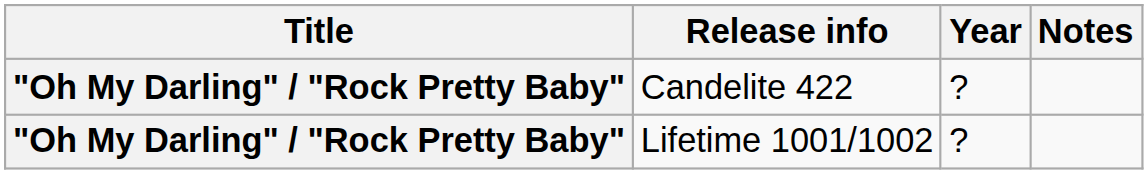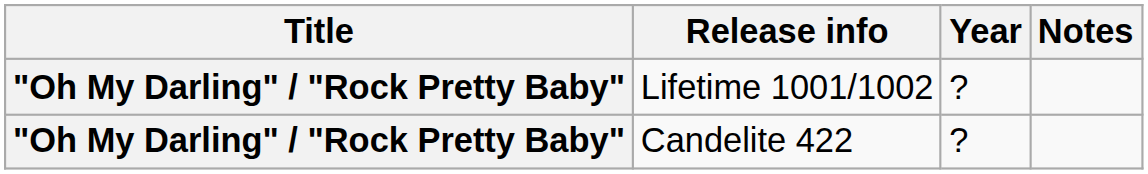rows swapped: (787, 140) <-> (747, 86)
